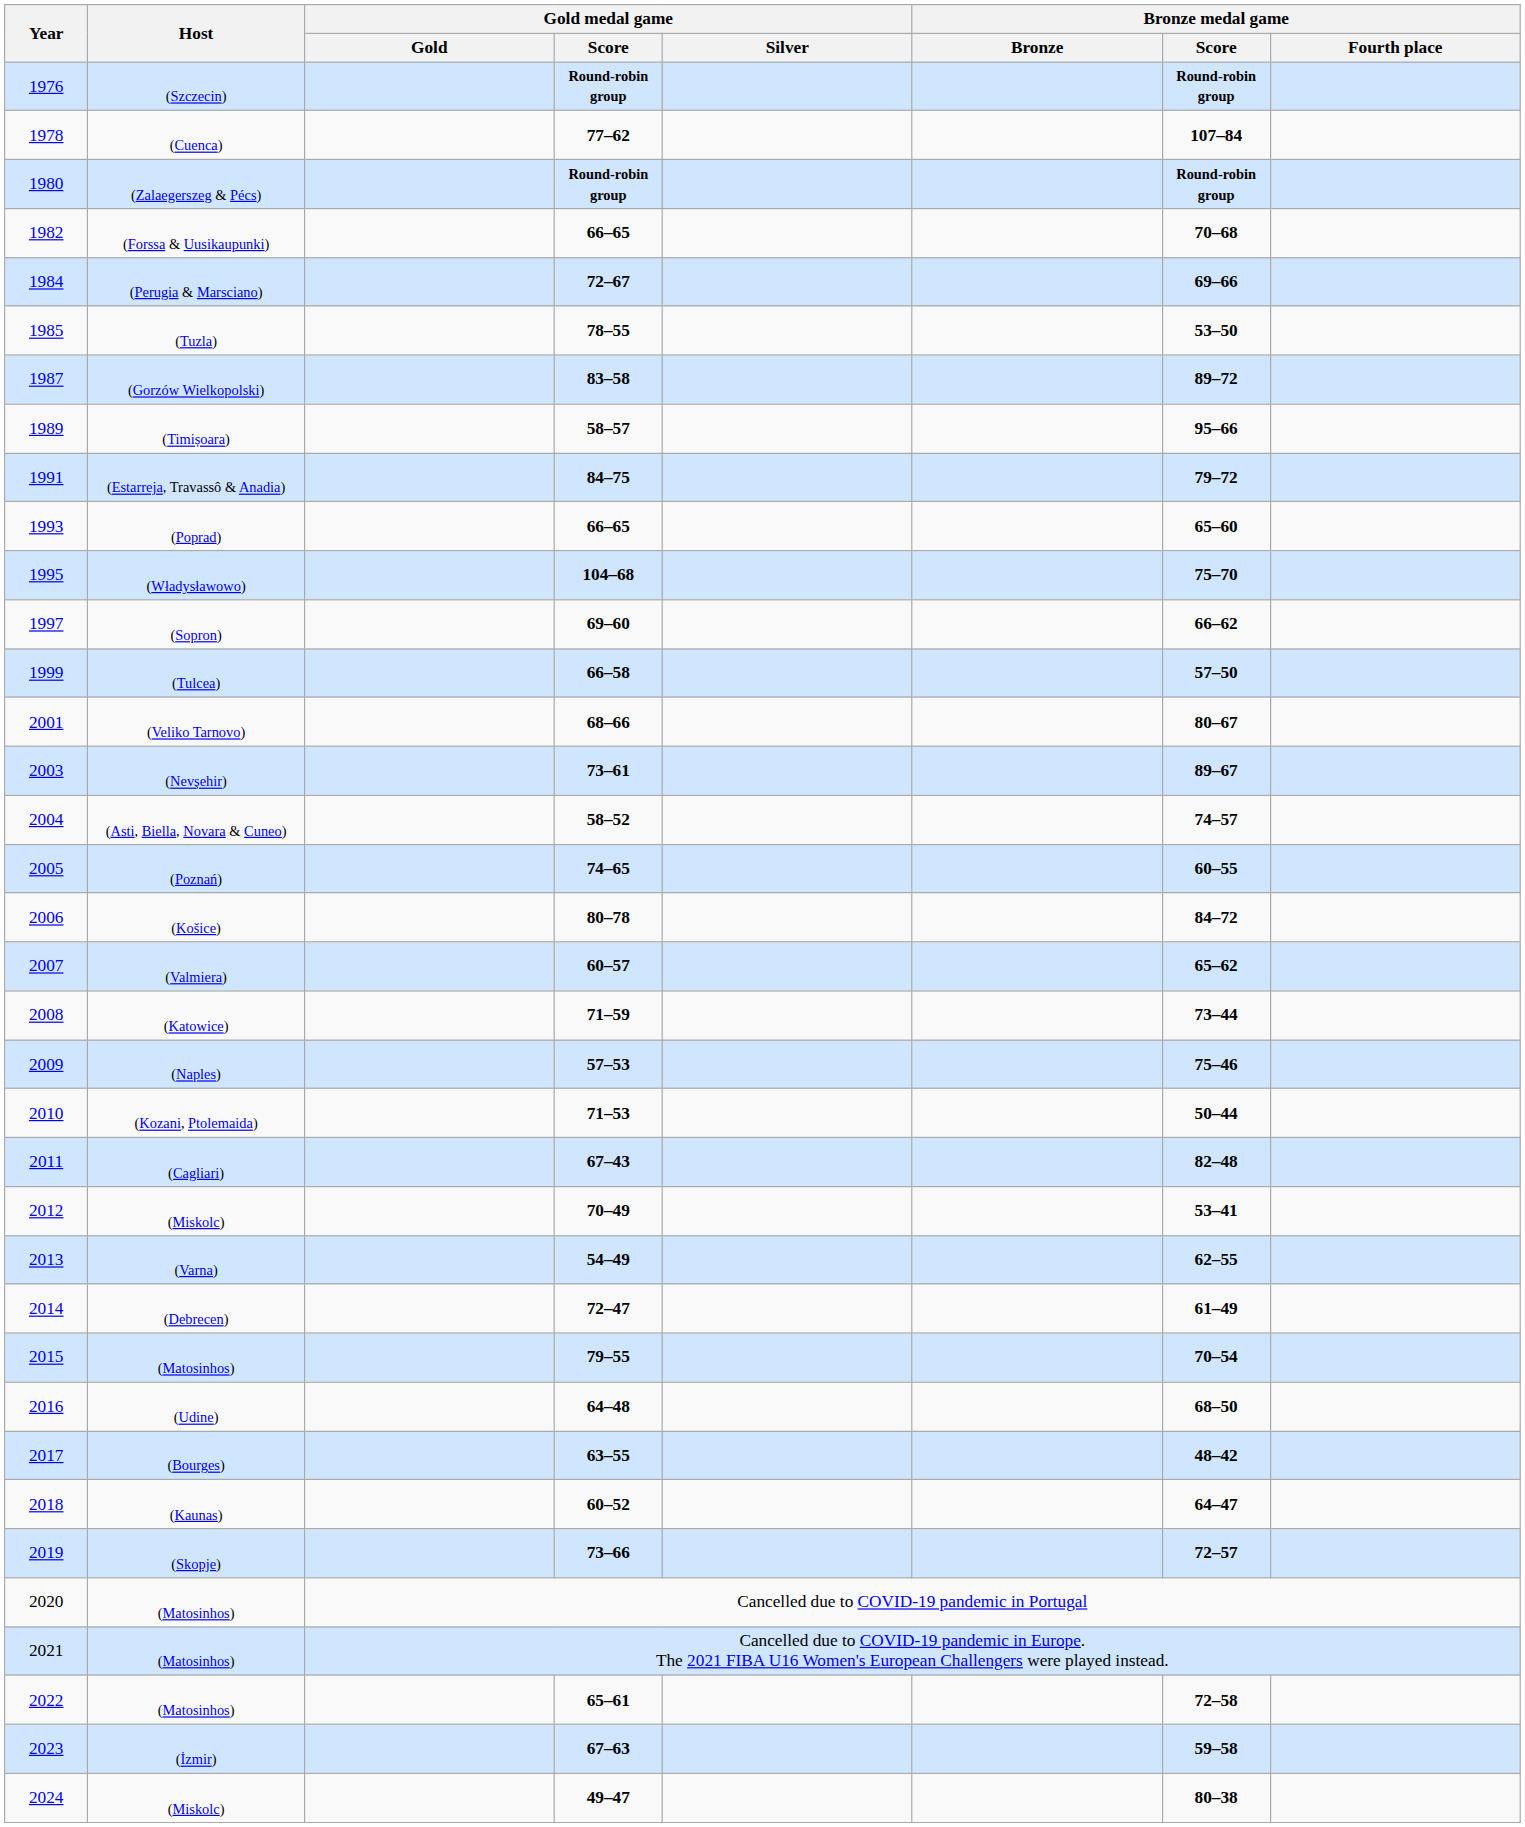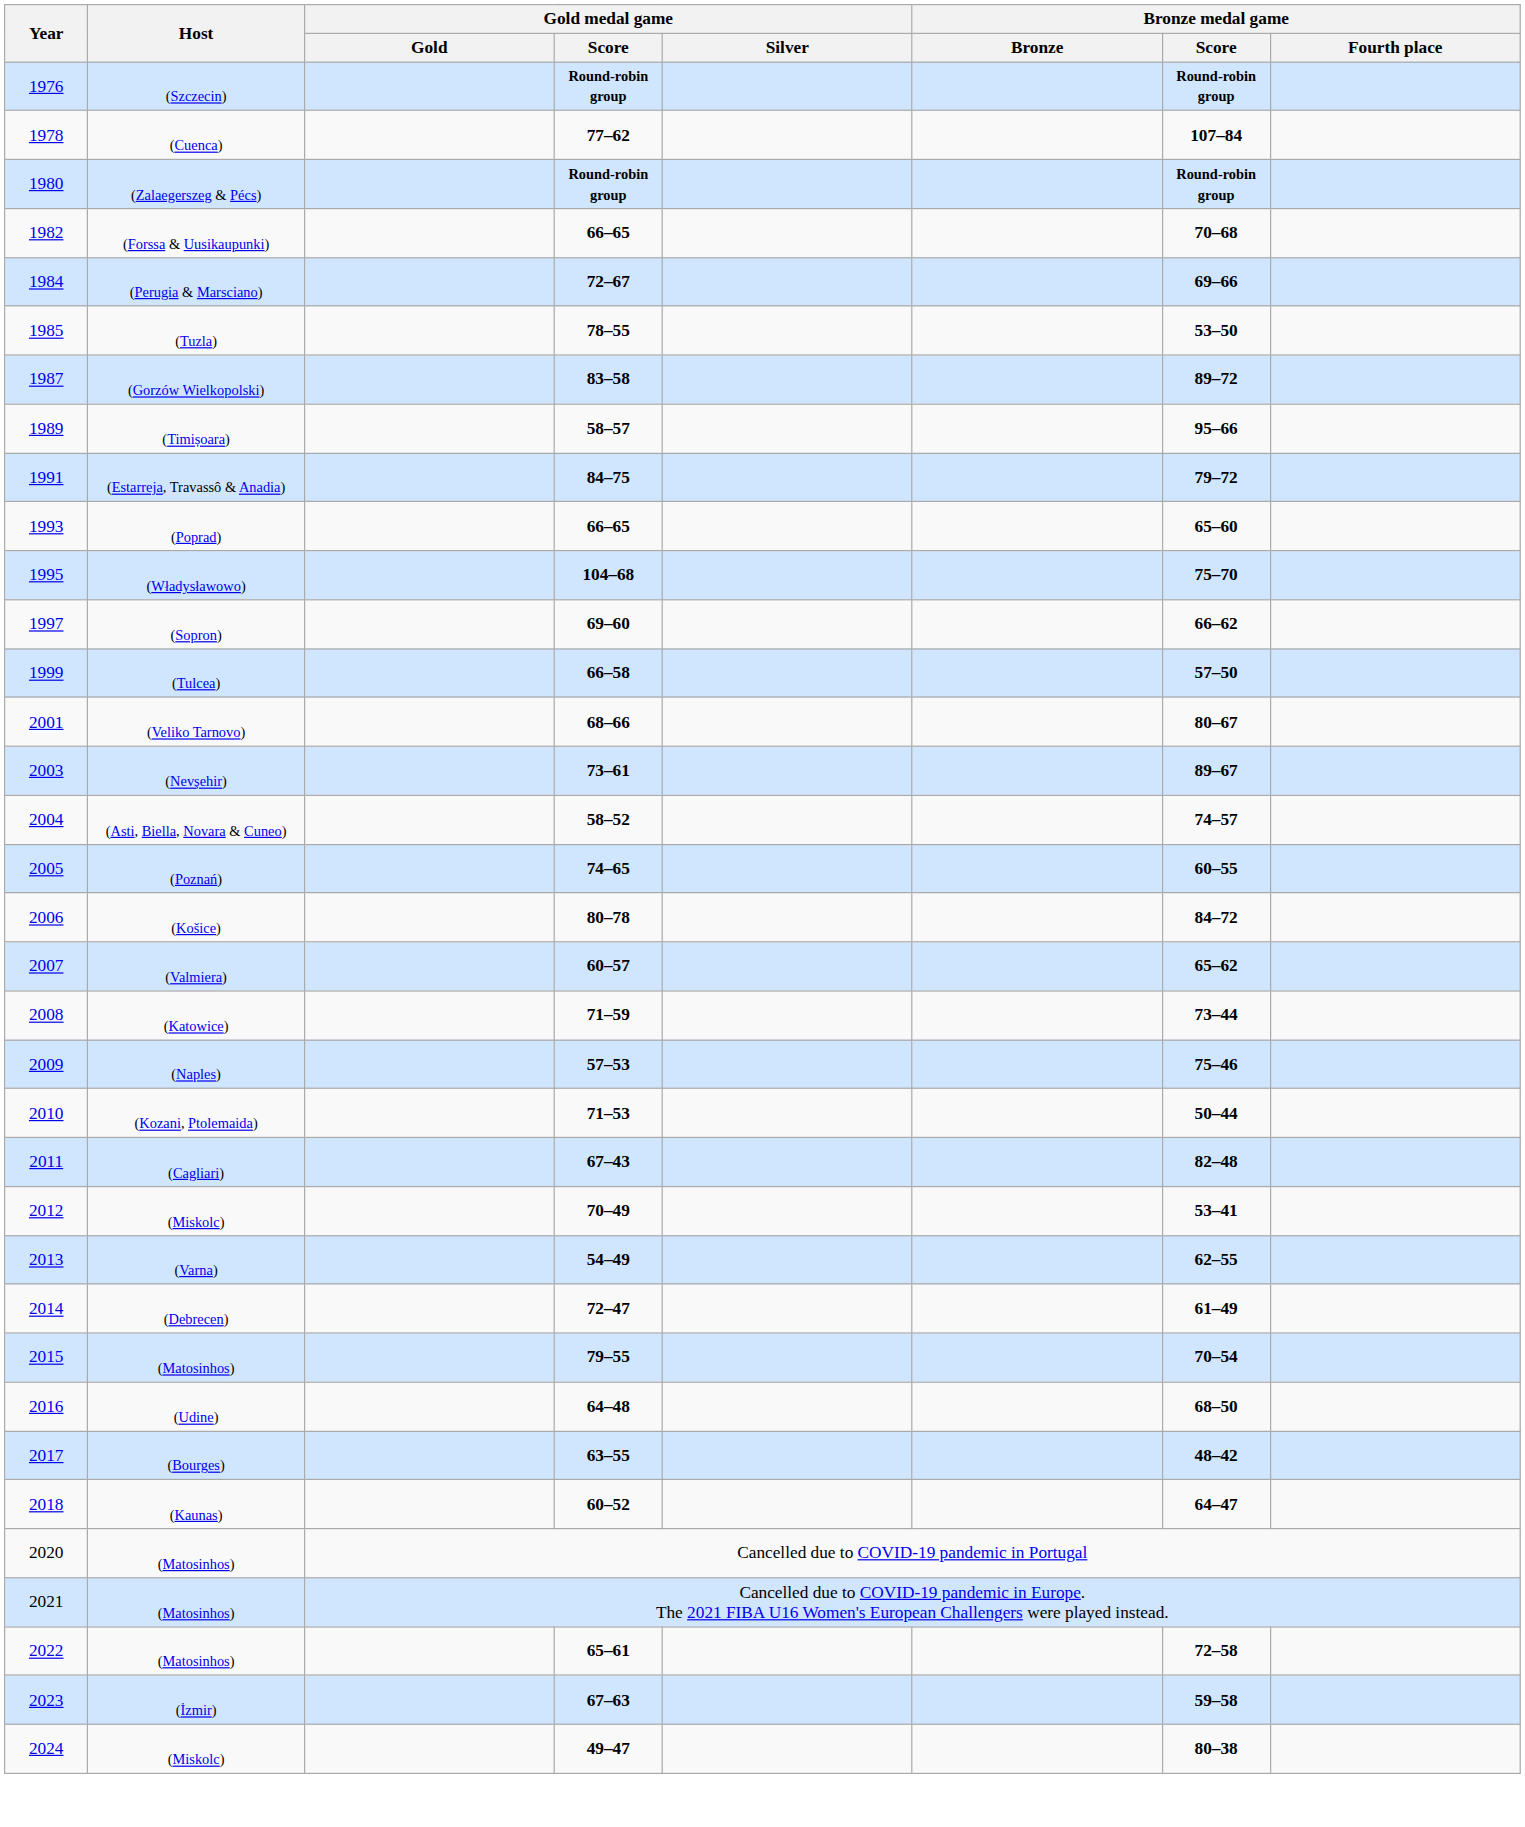- row: (46, 1553)
